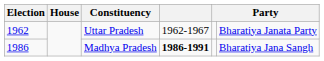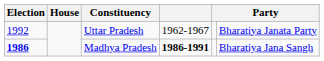(18, 30) 1962 -> (18, 30) 1992
(18, 47) normal -> (18, 47) bold
